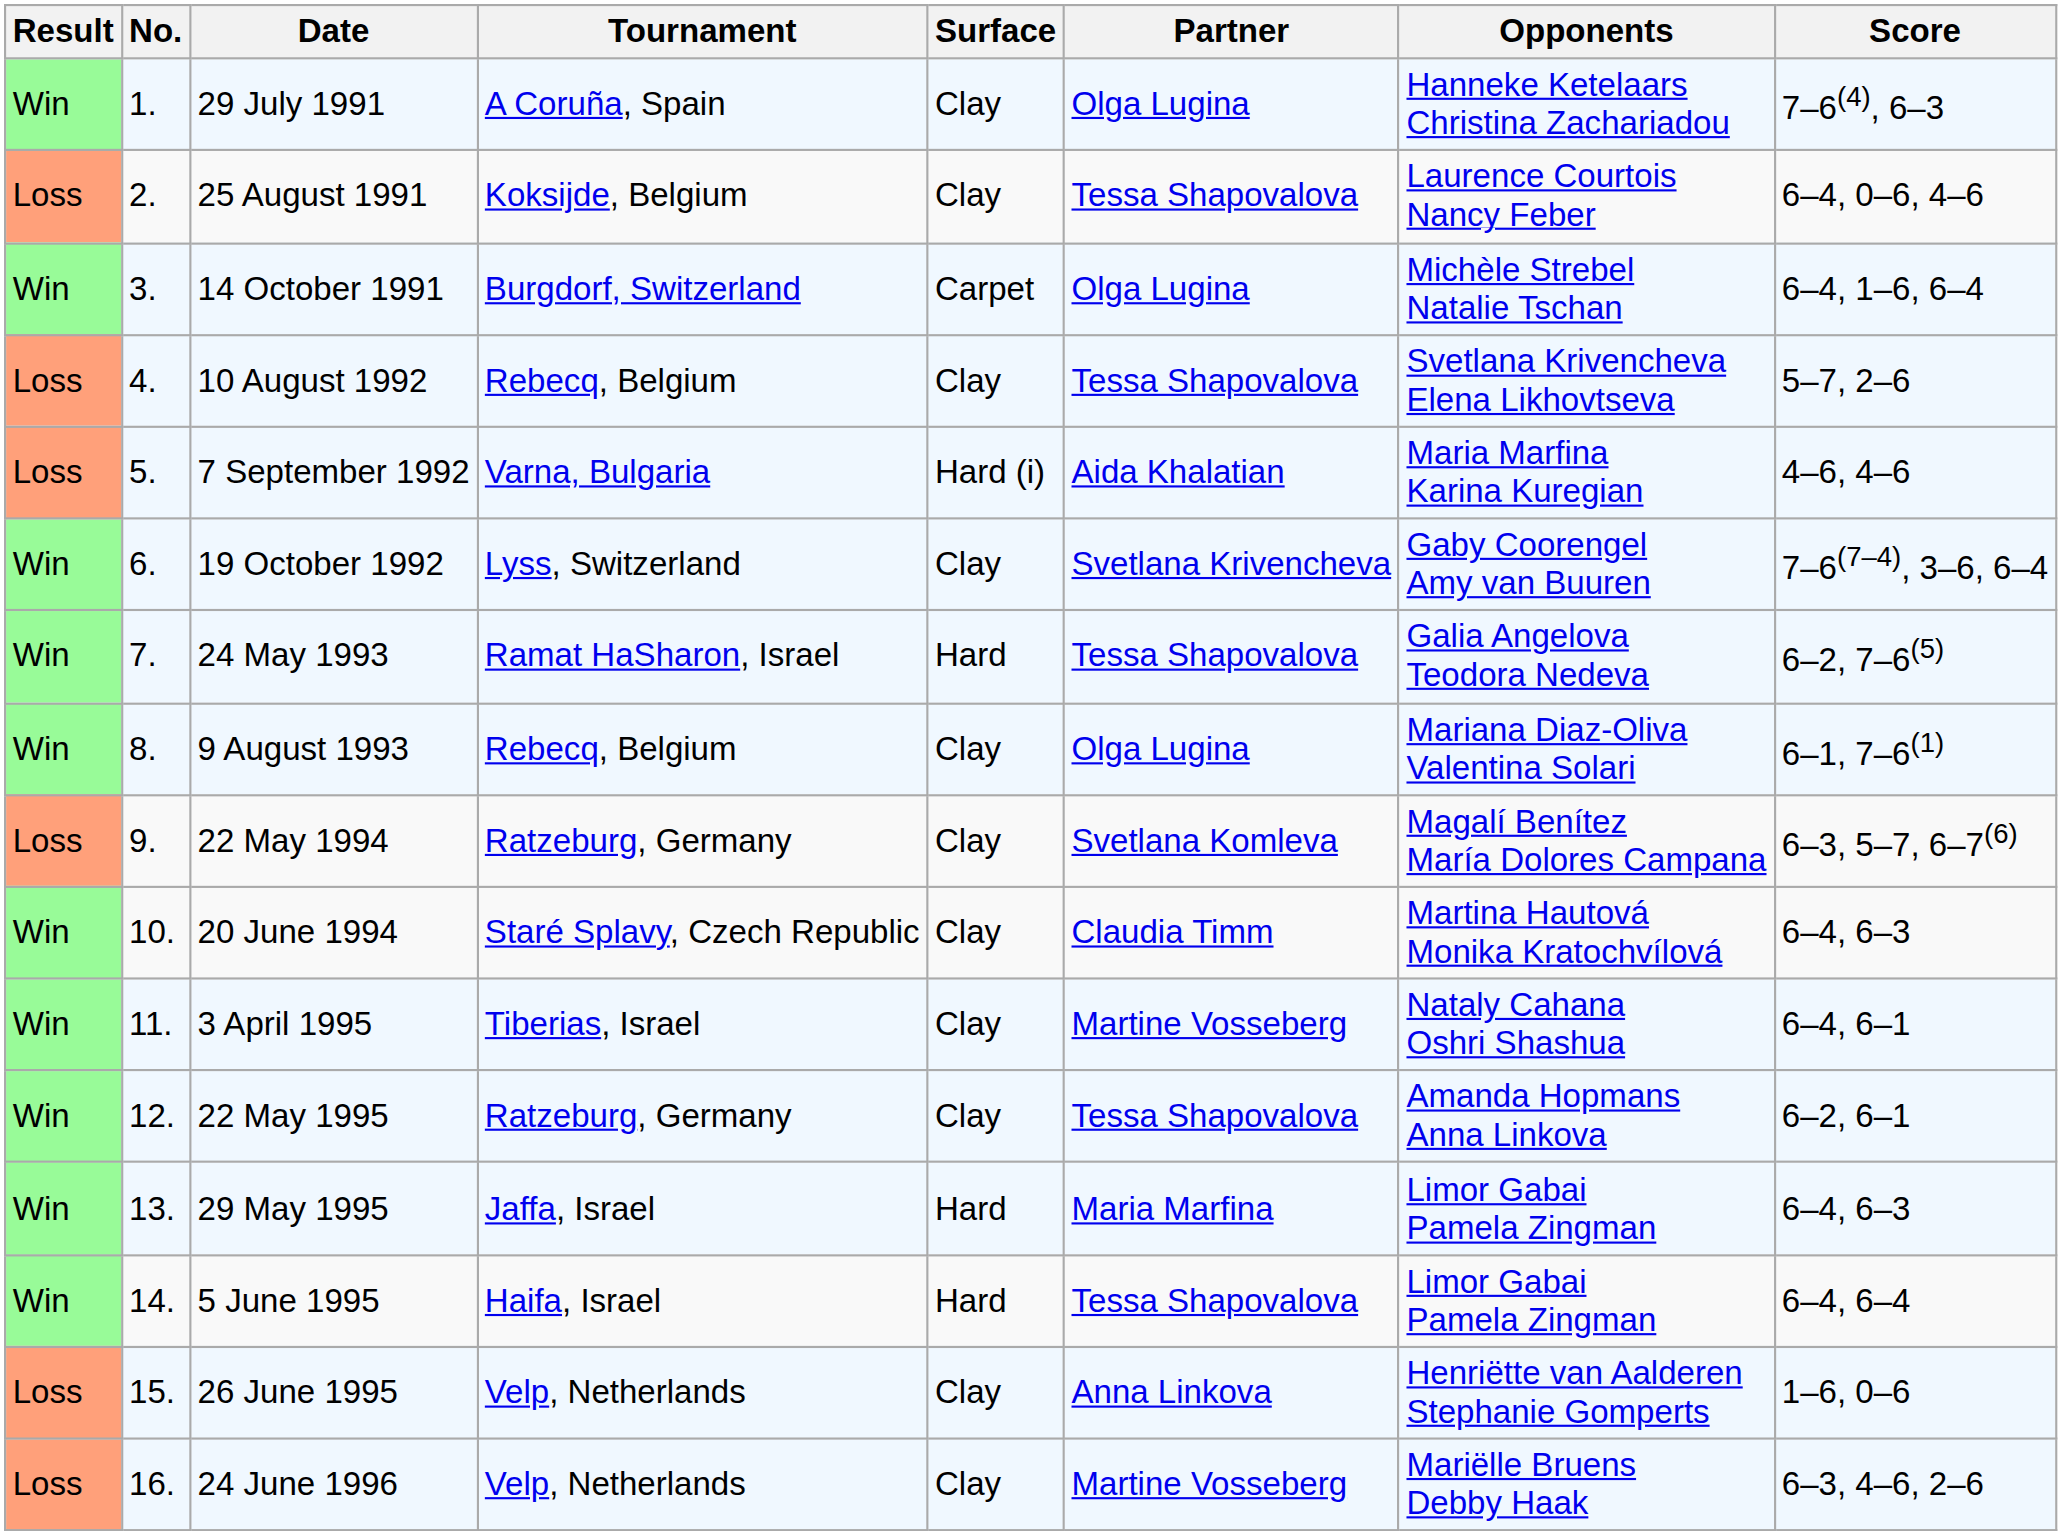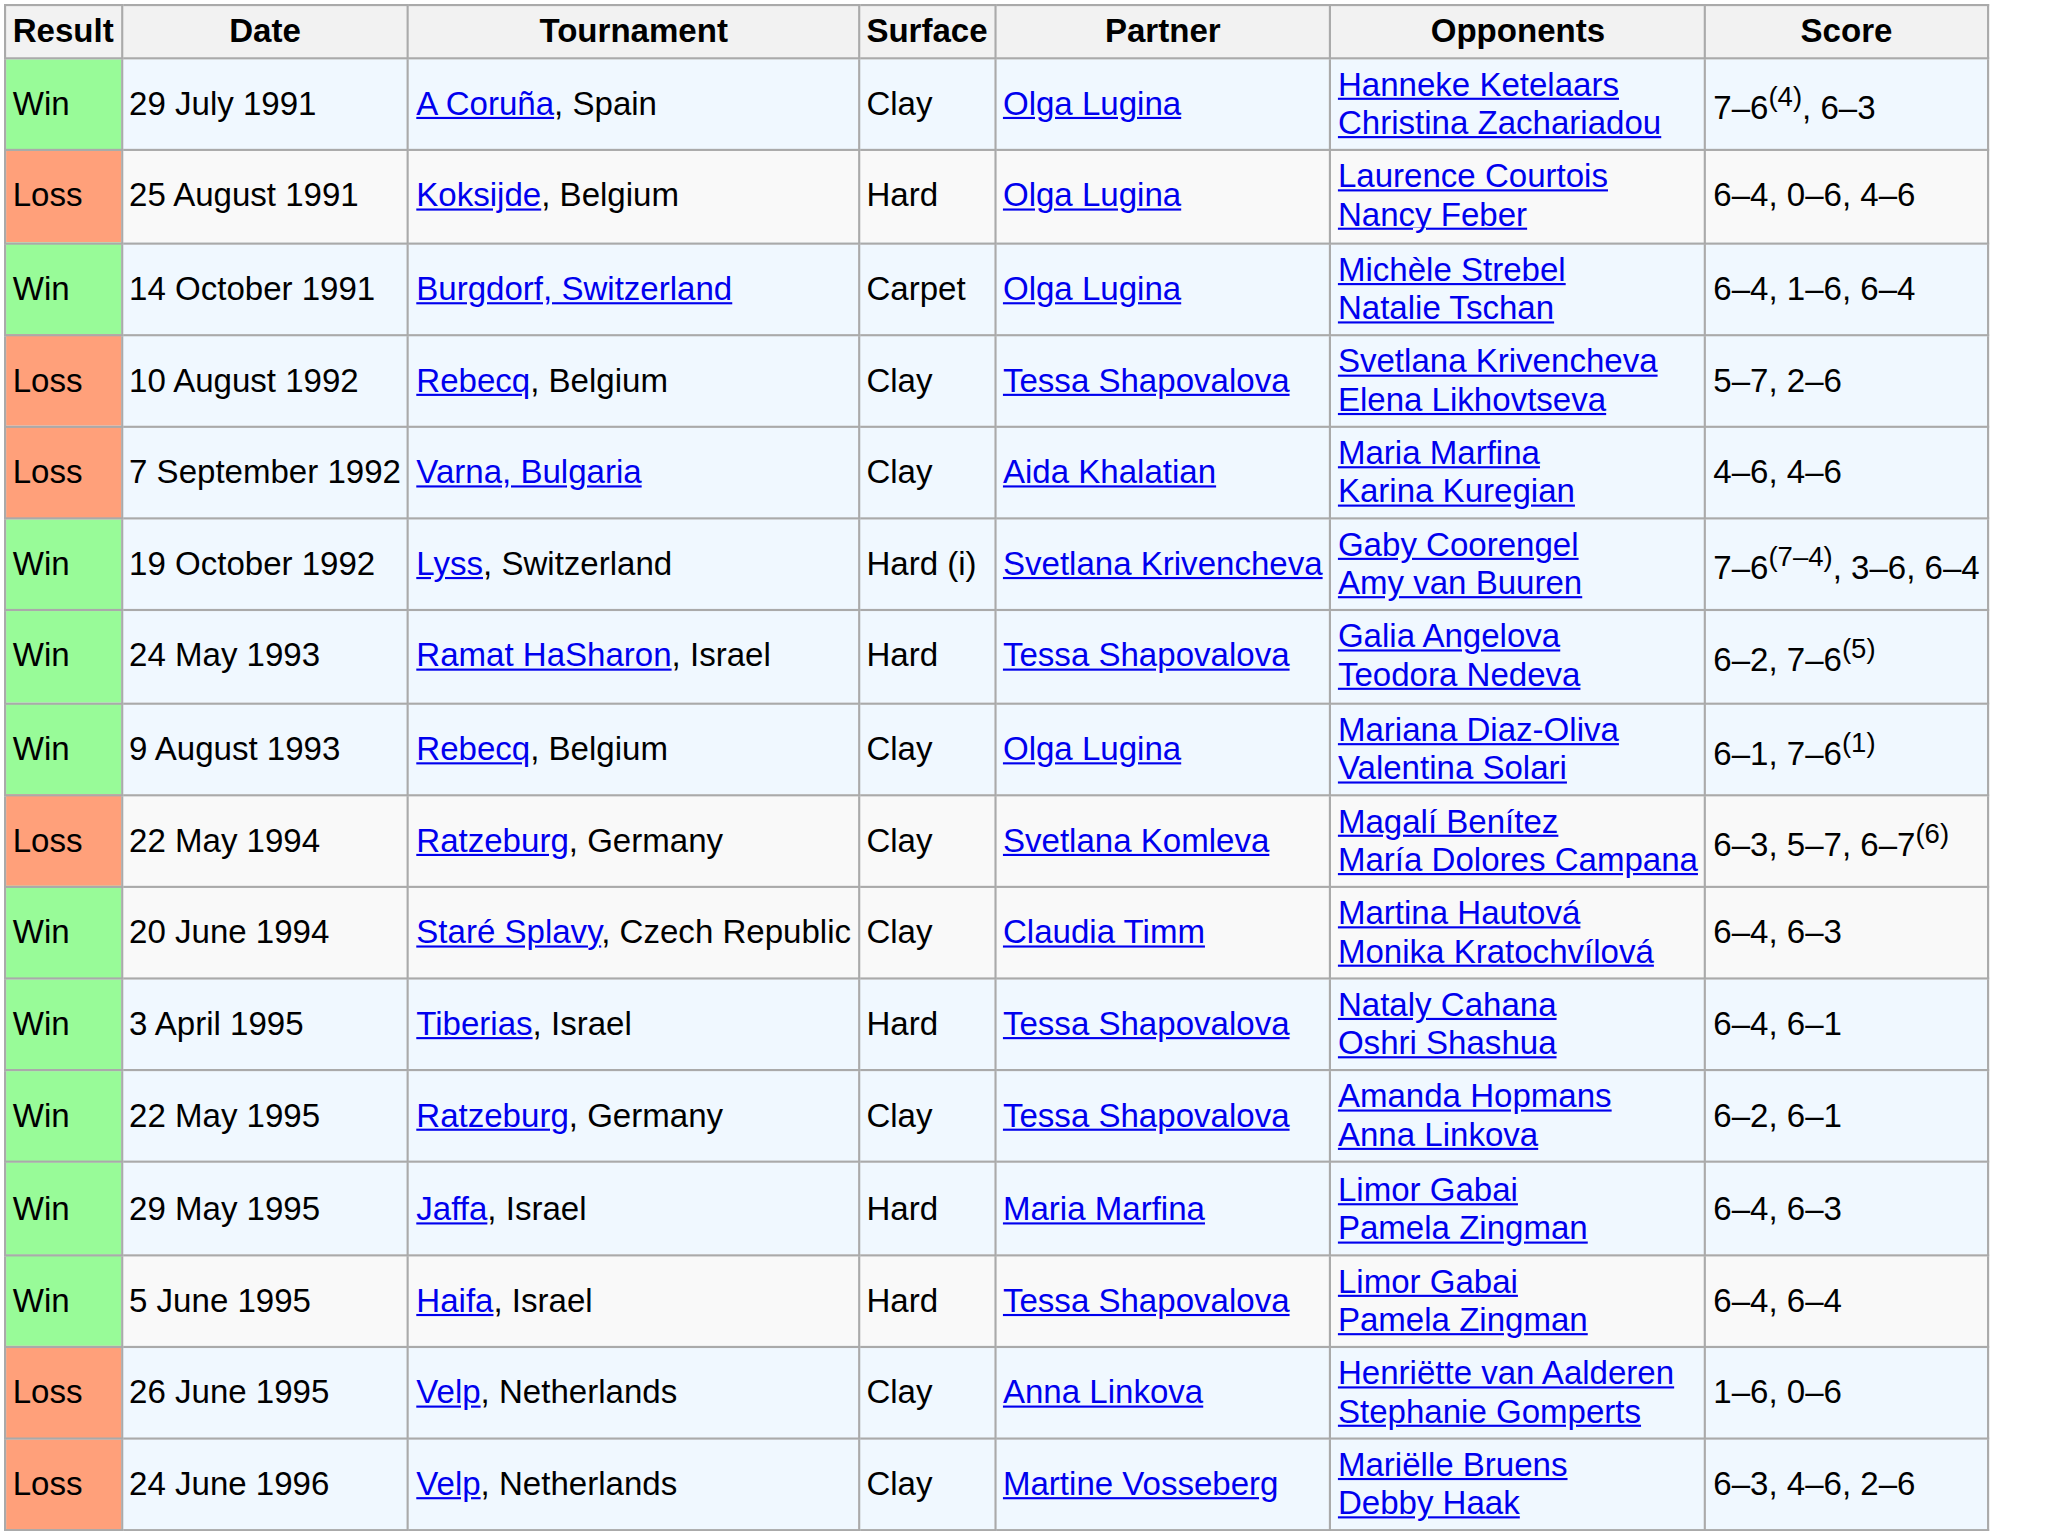- column: (156, 30)
(968, 195) Clay -> (902, 195) Hard
(1215, 195) Tessa Shapovalova -> (1092, 195) Olga Lugina
(990, 471) Hard (i) -> (899, 471) Clay
(968, 563) Clay -> (921, 563) Hard (i)
(968, 1023) Clay -> (902, 1023) Hard
(1209, 1023) Martine Vosseberg -> (1146, 1023) Tessa Shapovalova
